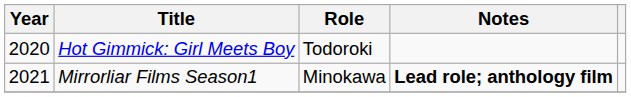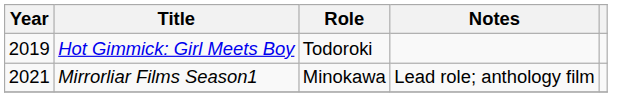(29, 48) 2020 -> (29, 48) 2019
(504, 77) bold -> (494, 77) normal
